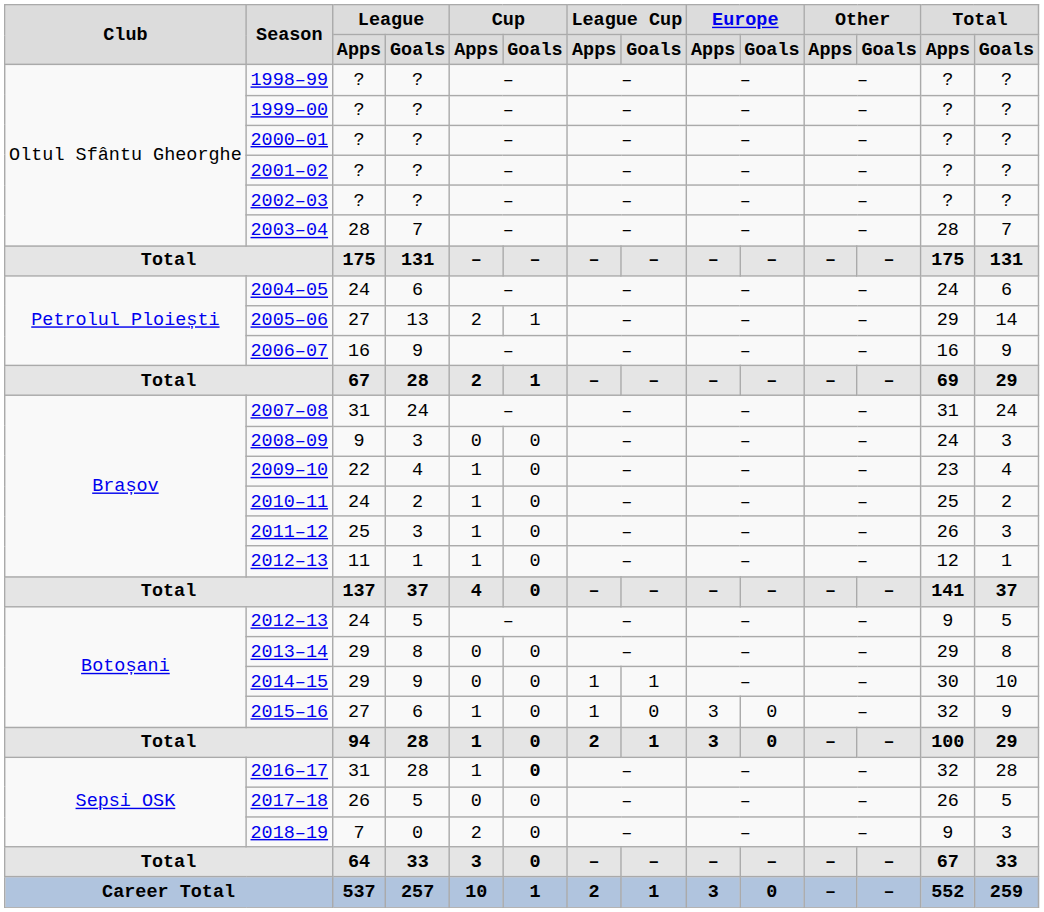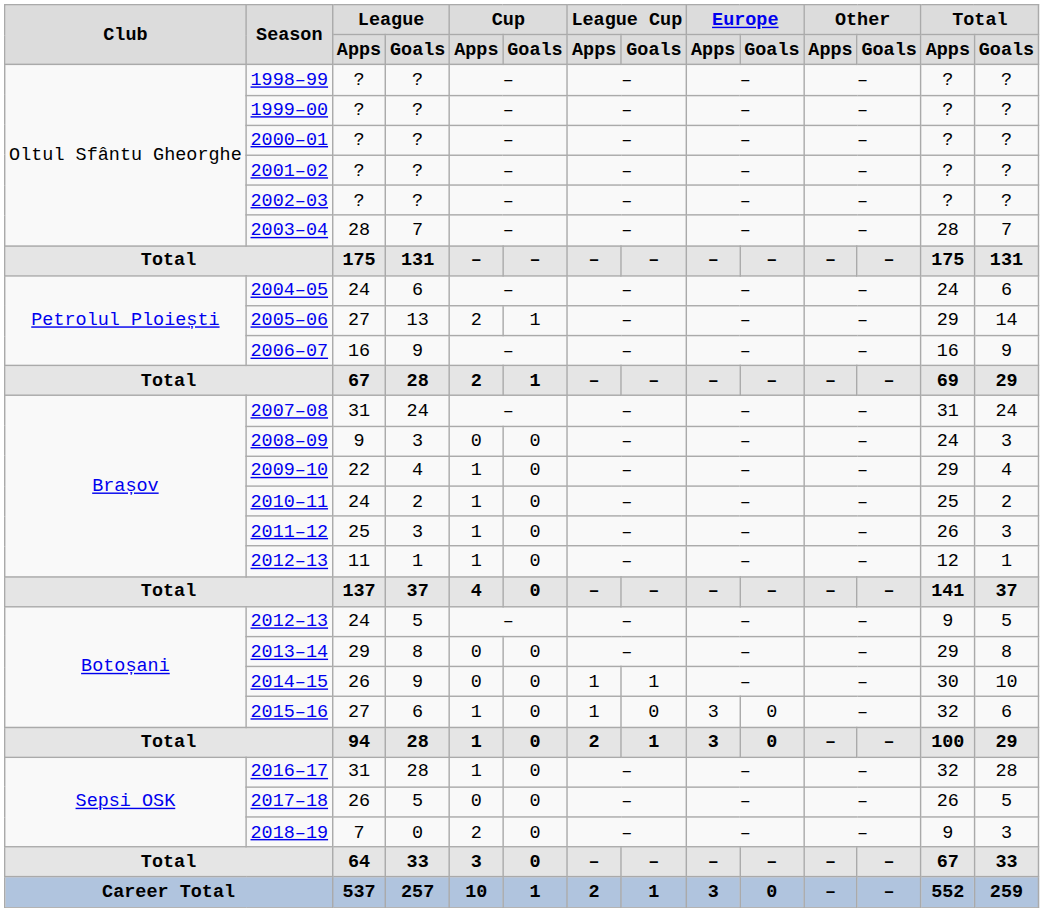(948, 471) 23 -> (948, 471) 29
(359, 682) 29 -> (359, 682) 26
(1006, 712) 9 -> (1006, 712) 6
(535, 772) bold -> (535, 772) normal
